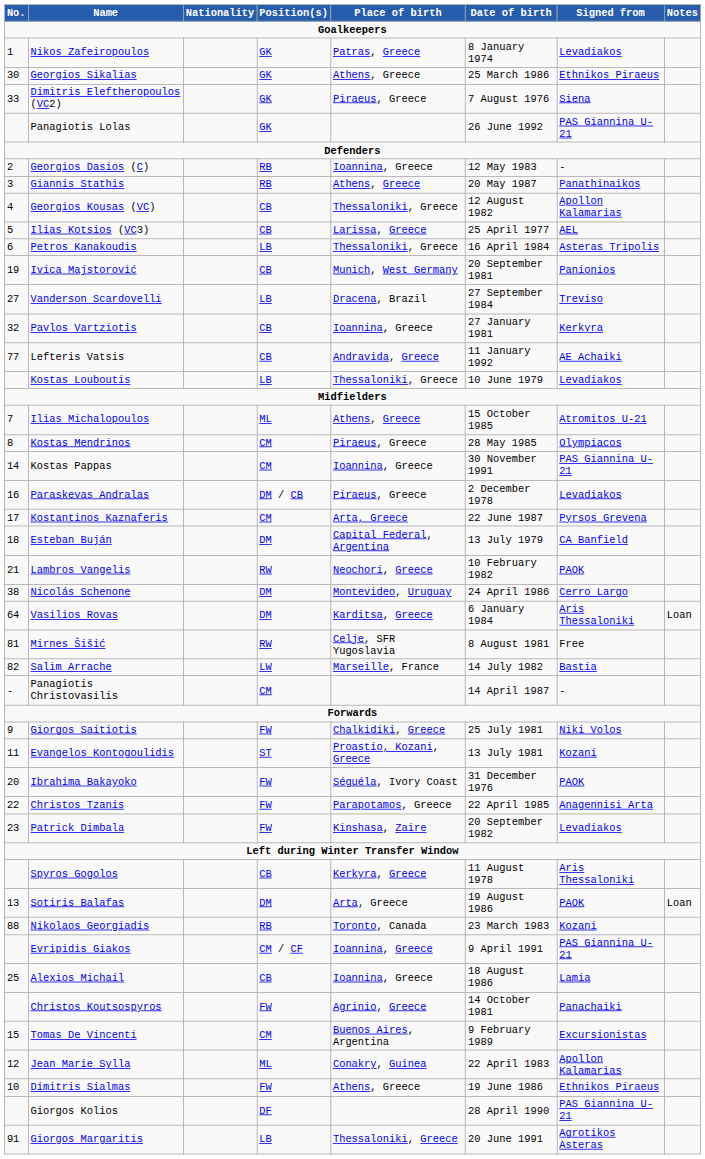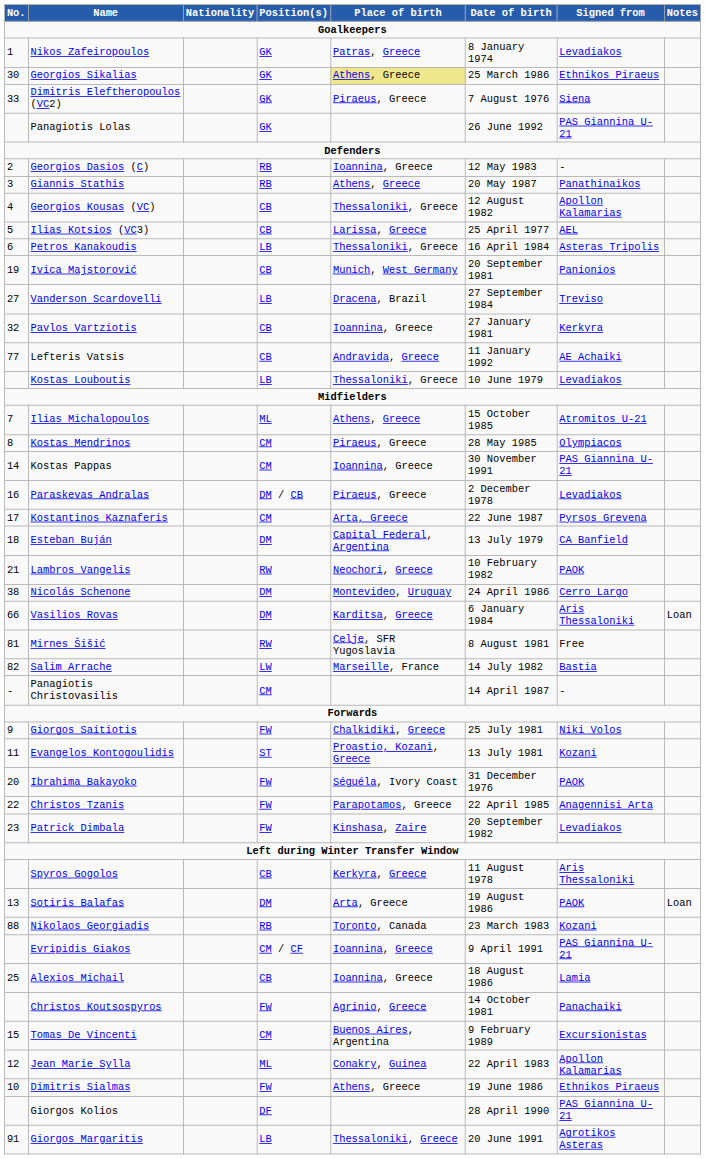(377, 76) no background -> (377, 76) khaki background
(13, 616) 64 -> (13, 616) 66
